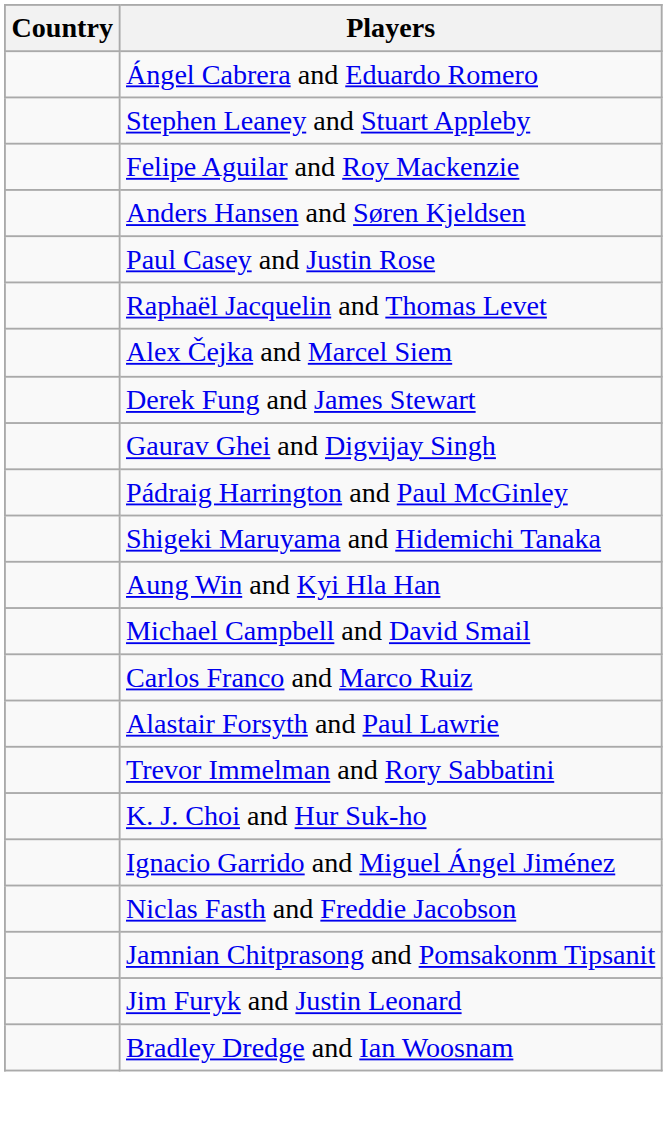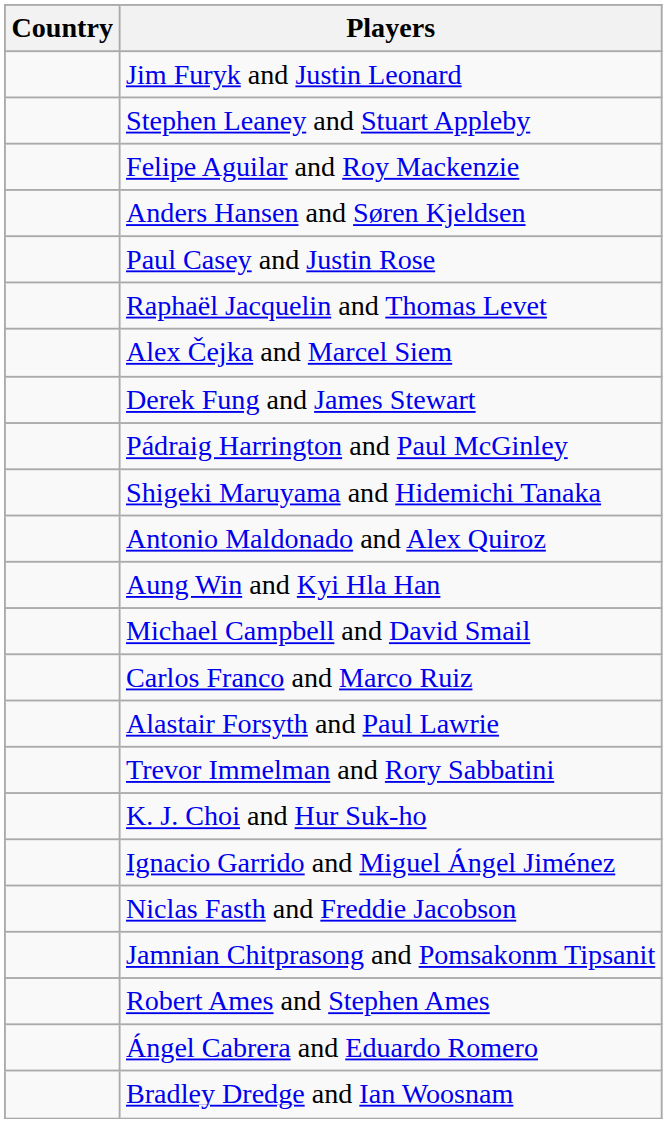rows swapped: (332, 74) <-> (294, 1001)
- row: (311, 445)
+ row: (336, 537)
+ row: (308, 1001)
